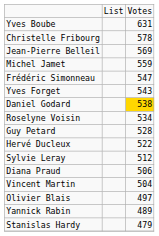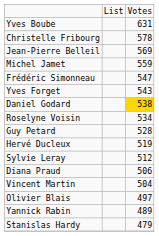(145, 144) 522 -> (145, 144) 519
